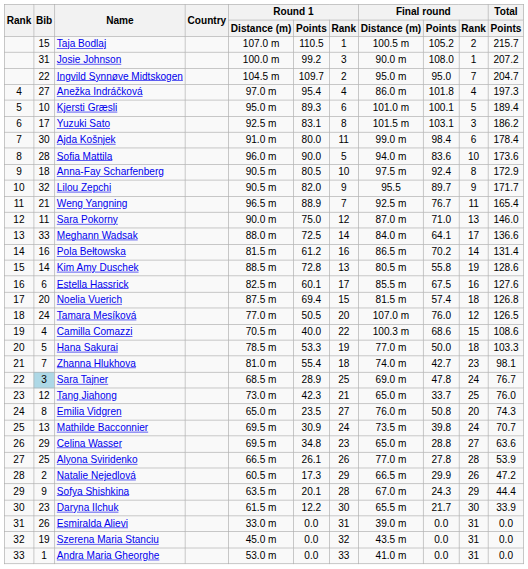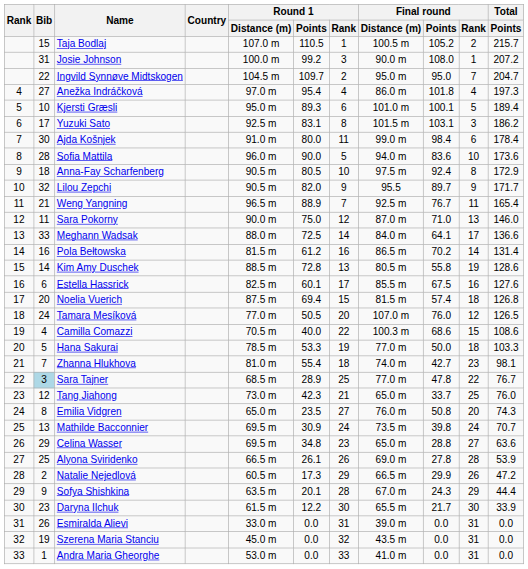(391, 380) 69.0 m -> (391, 380) 77.0 m
(474, 380) 24 -> (474, 380) 22
(391, 460) 77.0 m -> (391, 460) 69.0 m
